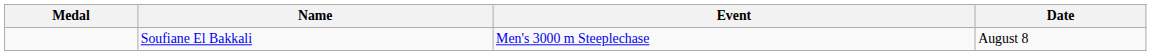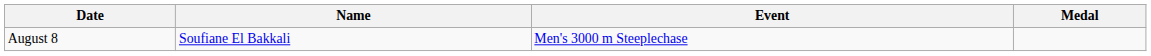columns swapped: (71, 16) <-> (1061, 16)
